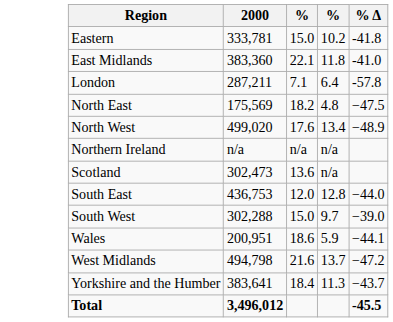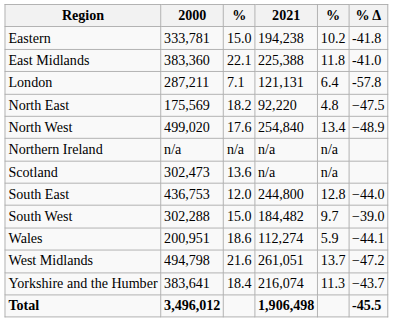+ column: (286, 15)
